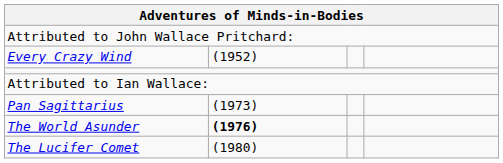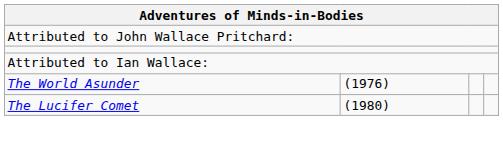- row: (70, 57)
- row: (66, 105)
(235, 126) bold -> (367, 84) normal
